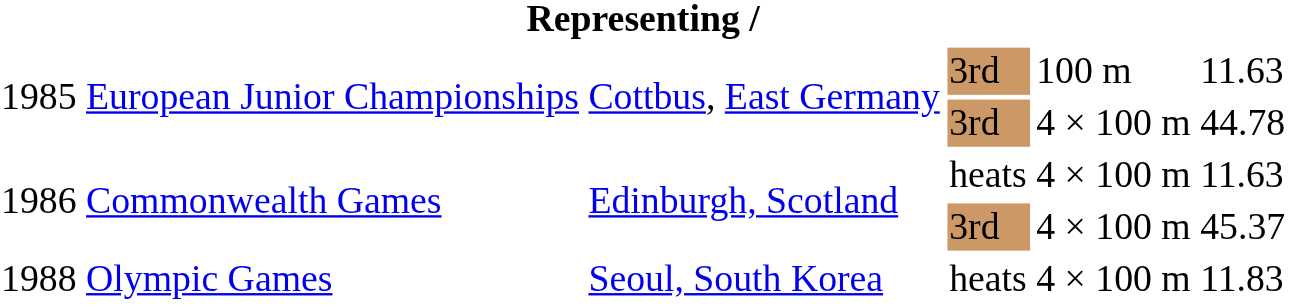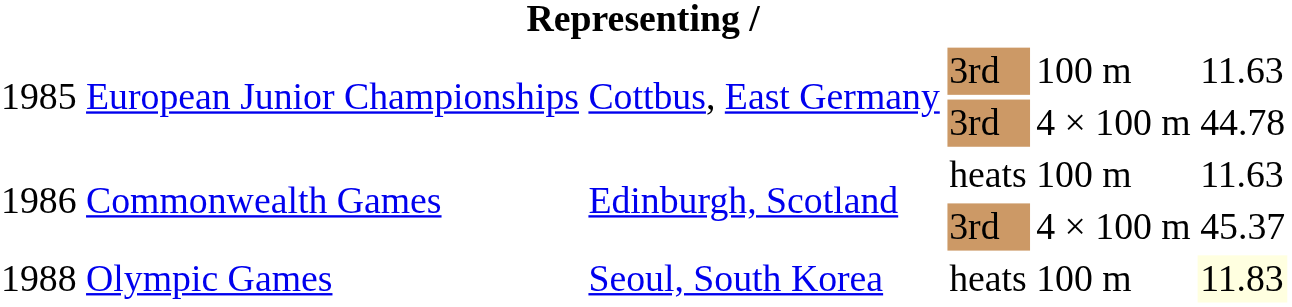(1113, 174) 4 × 100 m -> (1084, 174) 100 m
(1113, 278) 4 × 100 m -> (1084, 278) 100 m
(1242, 278) no background -> (1242, 278) lightyellow background
